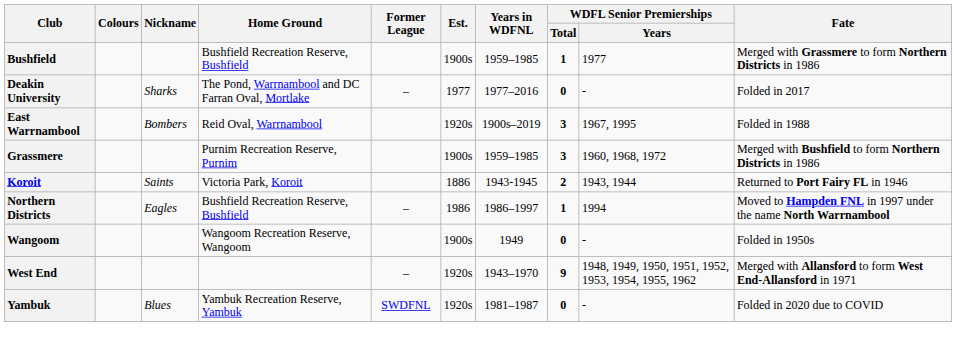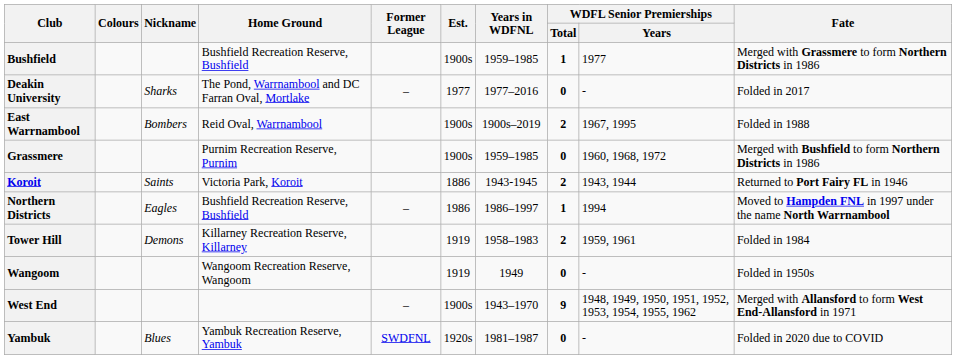(458, 123) 1920s -> (458, 123) 1900s
(563, 123) 3 -> (563, 123) 2
(563, 156) 3 -> (563, 156) 0
+ row: (34, 240)
(458, 240) 1900s -> (458, 273) 1919
(458, 273) 1920s -> (458, 305) 1900s
